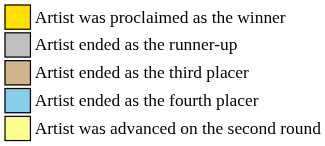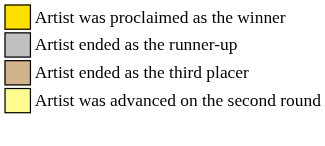- row: (147, 100)
